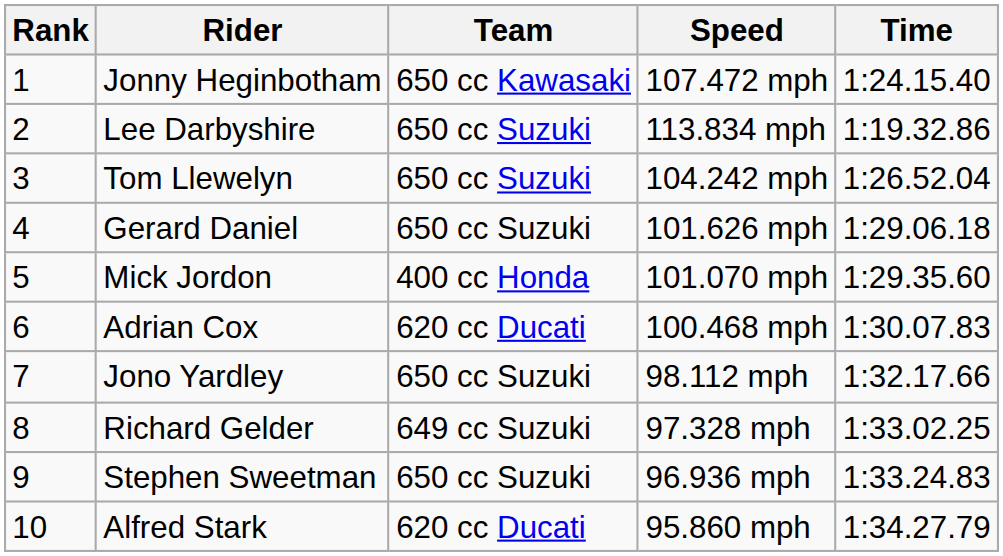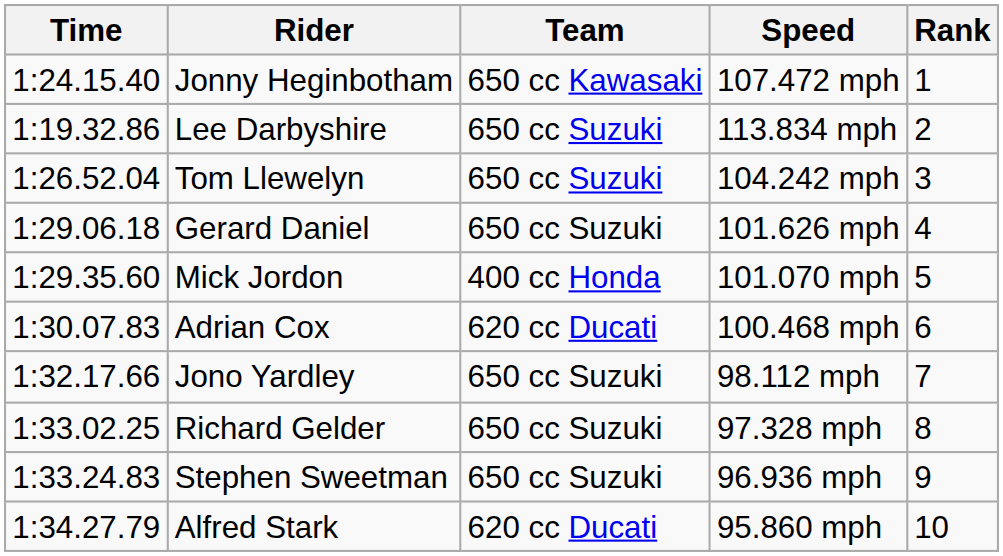columns swapped: (51, 30) <-> (917, 30)
(494, 427) 649 cc Suzuki -> (565, 427) 650 cc Suzuki
